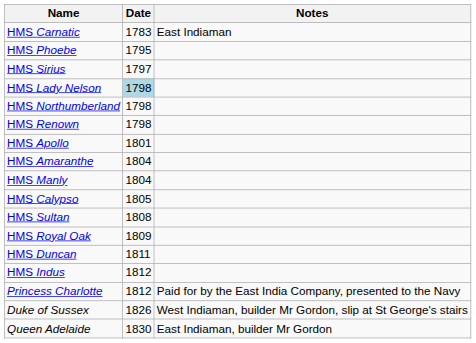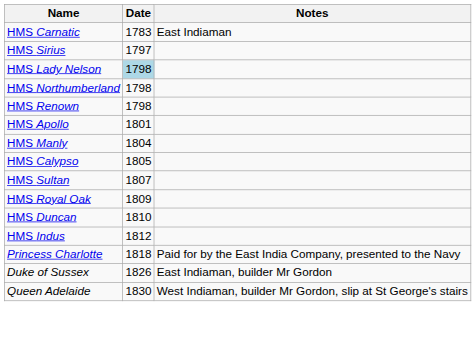- row: (42, 50)
- row: (50, 161)
(138, 217) 1808 -> (138, 180) 1807
(138, 254) 1811 -> (138, 217) 1810
(138, 291) 1812 -> (138, 254) 1818
(312, 310) West Indiaman, builder Mr Gordon, slip at St George's stairs -> (244, 273) East Indiaman, builder Mr Gordon
(244, 328) East Indiaman, builder Mr Gordon -> (312, 291) West Indiaman, builder Mr Gordon, slip at St George's stairs
